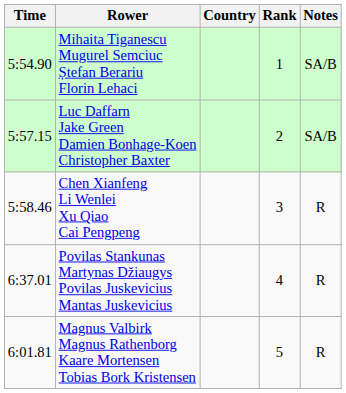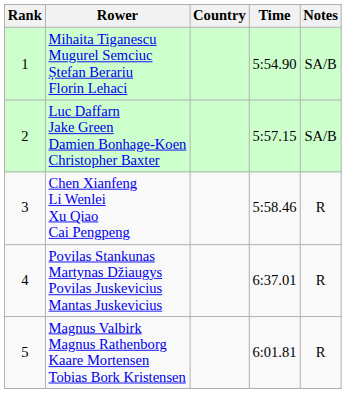columns swapped: (279, 16) <-> (30, 16)
